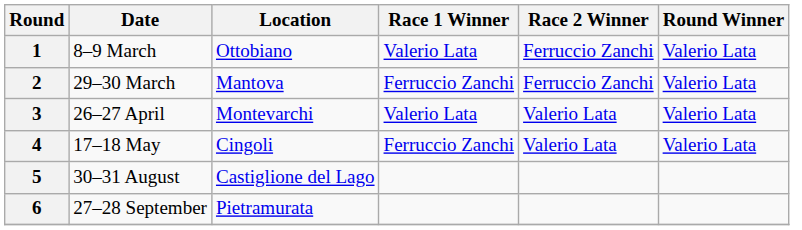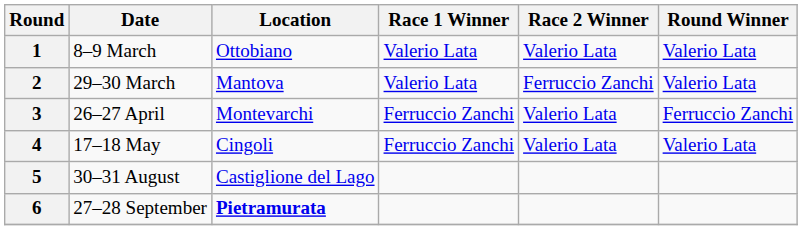(588, 51) Ferruccio Zanchi -> (570, 51) Valerio Lata
(449, 82) Ferruccio Zanchi -> (430, 82) Valerio Lata
(430, 114) Valerio Lata -> (449, 114) Ferruccio Zanchi
(709, 114) Valerio Lata -> (728, 114) Ferruccio Zanchi
(265, 208) normal -> (271, 208) bold
